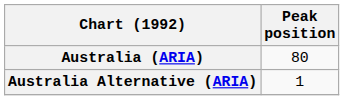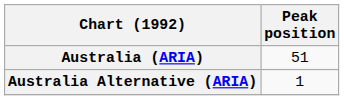(300, 58) 80 -> (300, 58) 51
